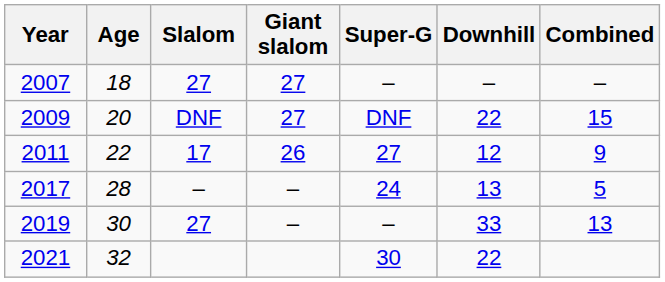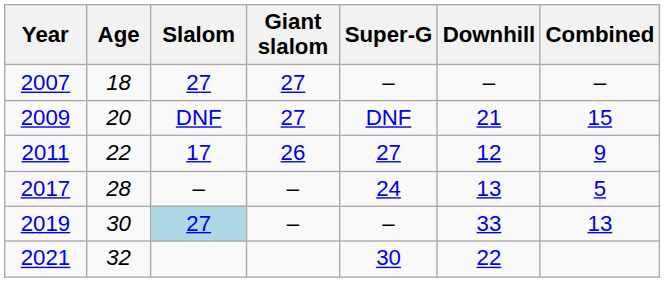(489, 117) 22 -> (489, 117) 21
(199, 223) no background -> (199, 223) lightblue background
